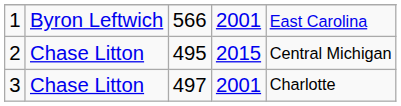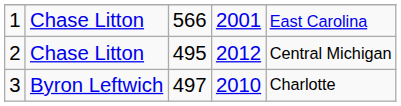(97, 20) Byron Leftwich -> (87, 20) Chase Litton
(239, 52) 2015 -> (239, 52) 2012
(87, 85) Chase Litton -> (97, 85) Byron Leftwich
(239, 85) 2001 -> (239, 85) 2010
